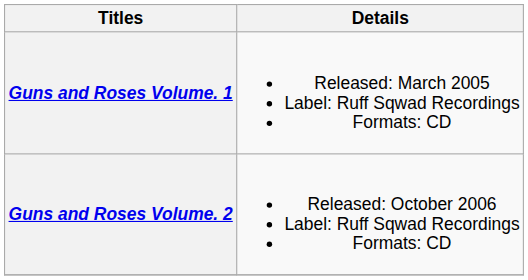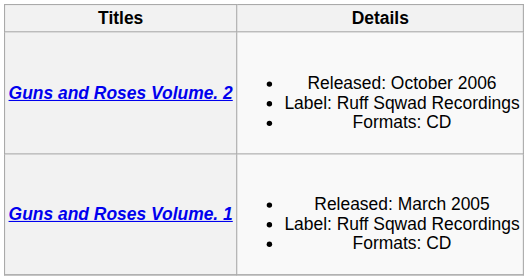rows swapped: (121, 92) <-> (121, 214)
